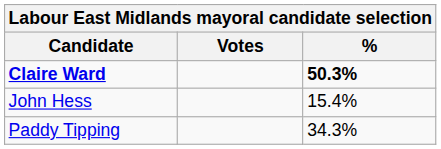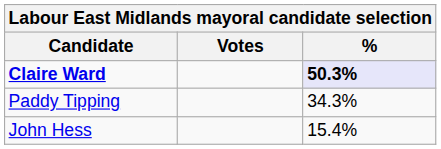(332, 74) no background -> (332, 74) lavender background
rows swapped: (64, 130) <-> (50, 102)
